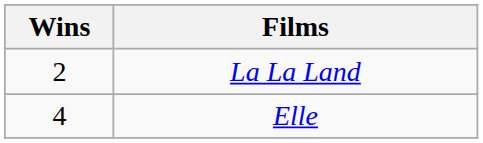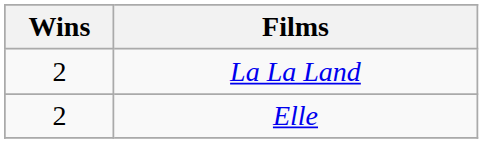(59, 115) 4 -> (59, 115) 2
